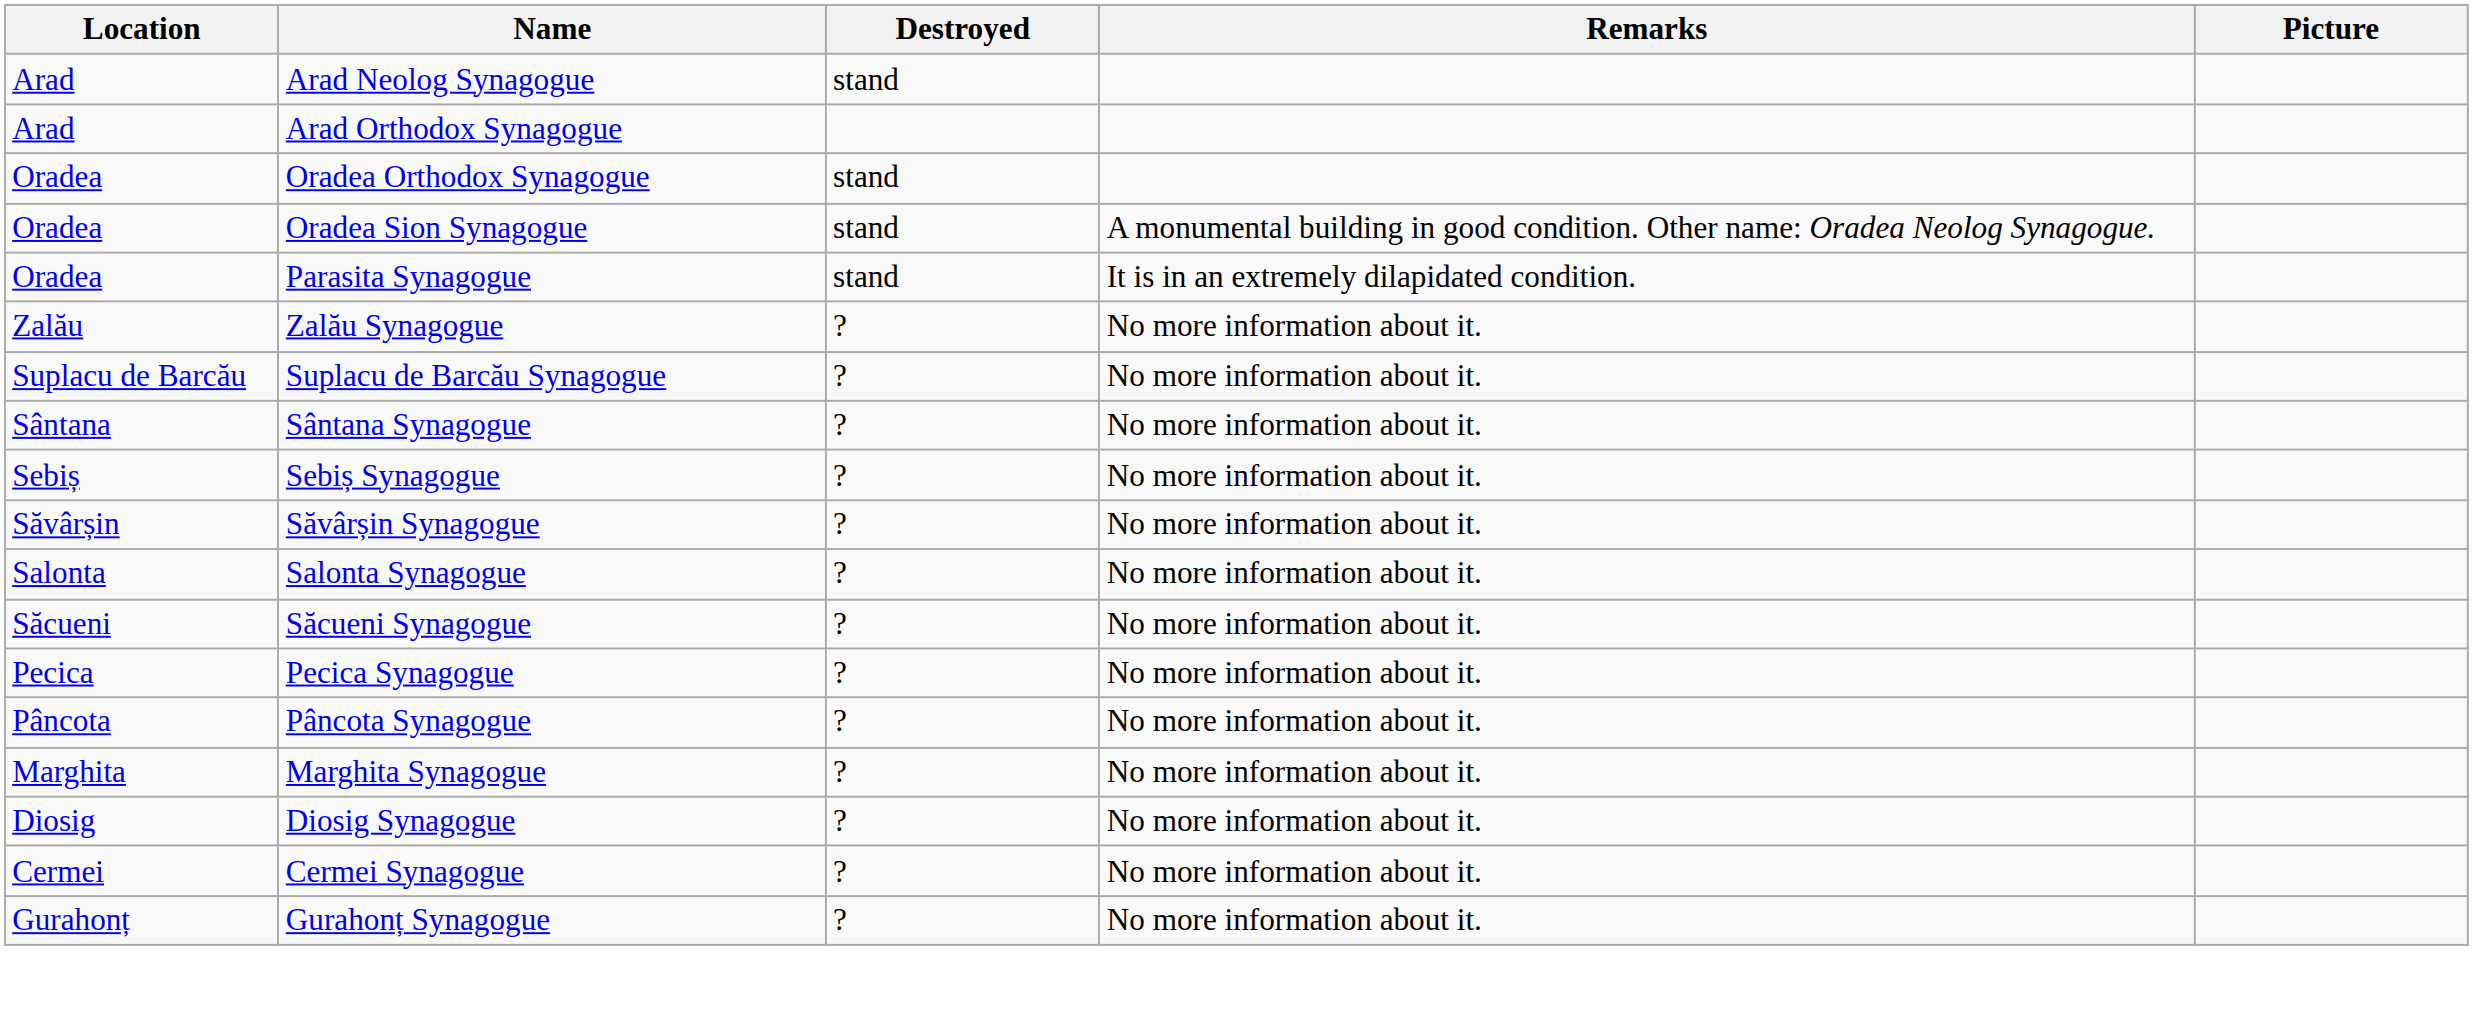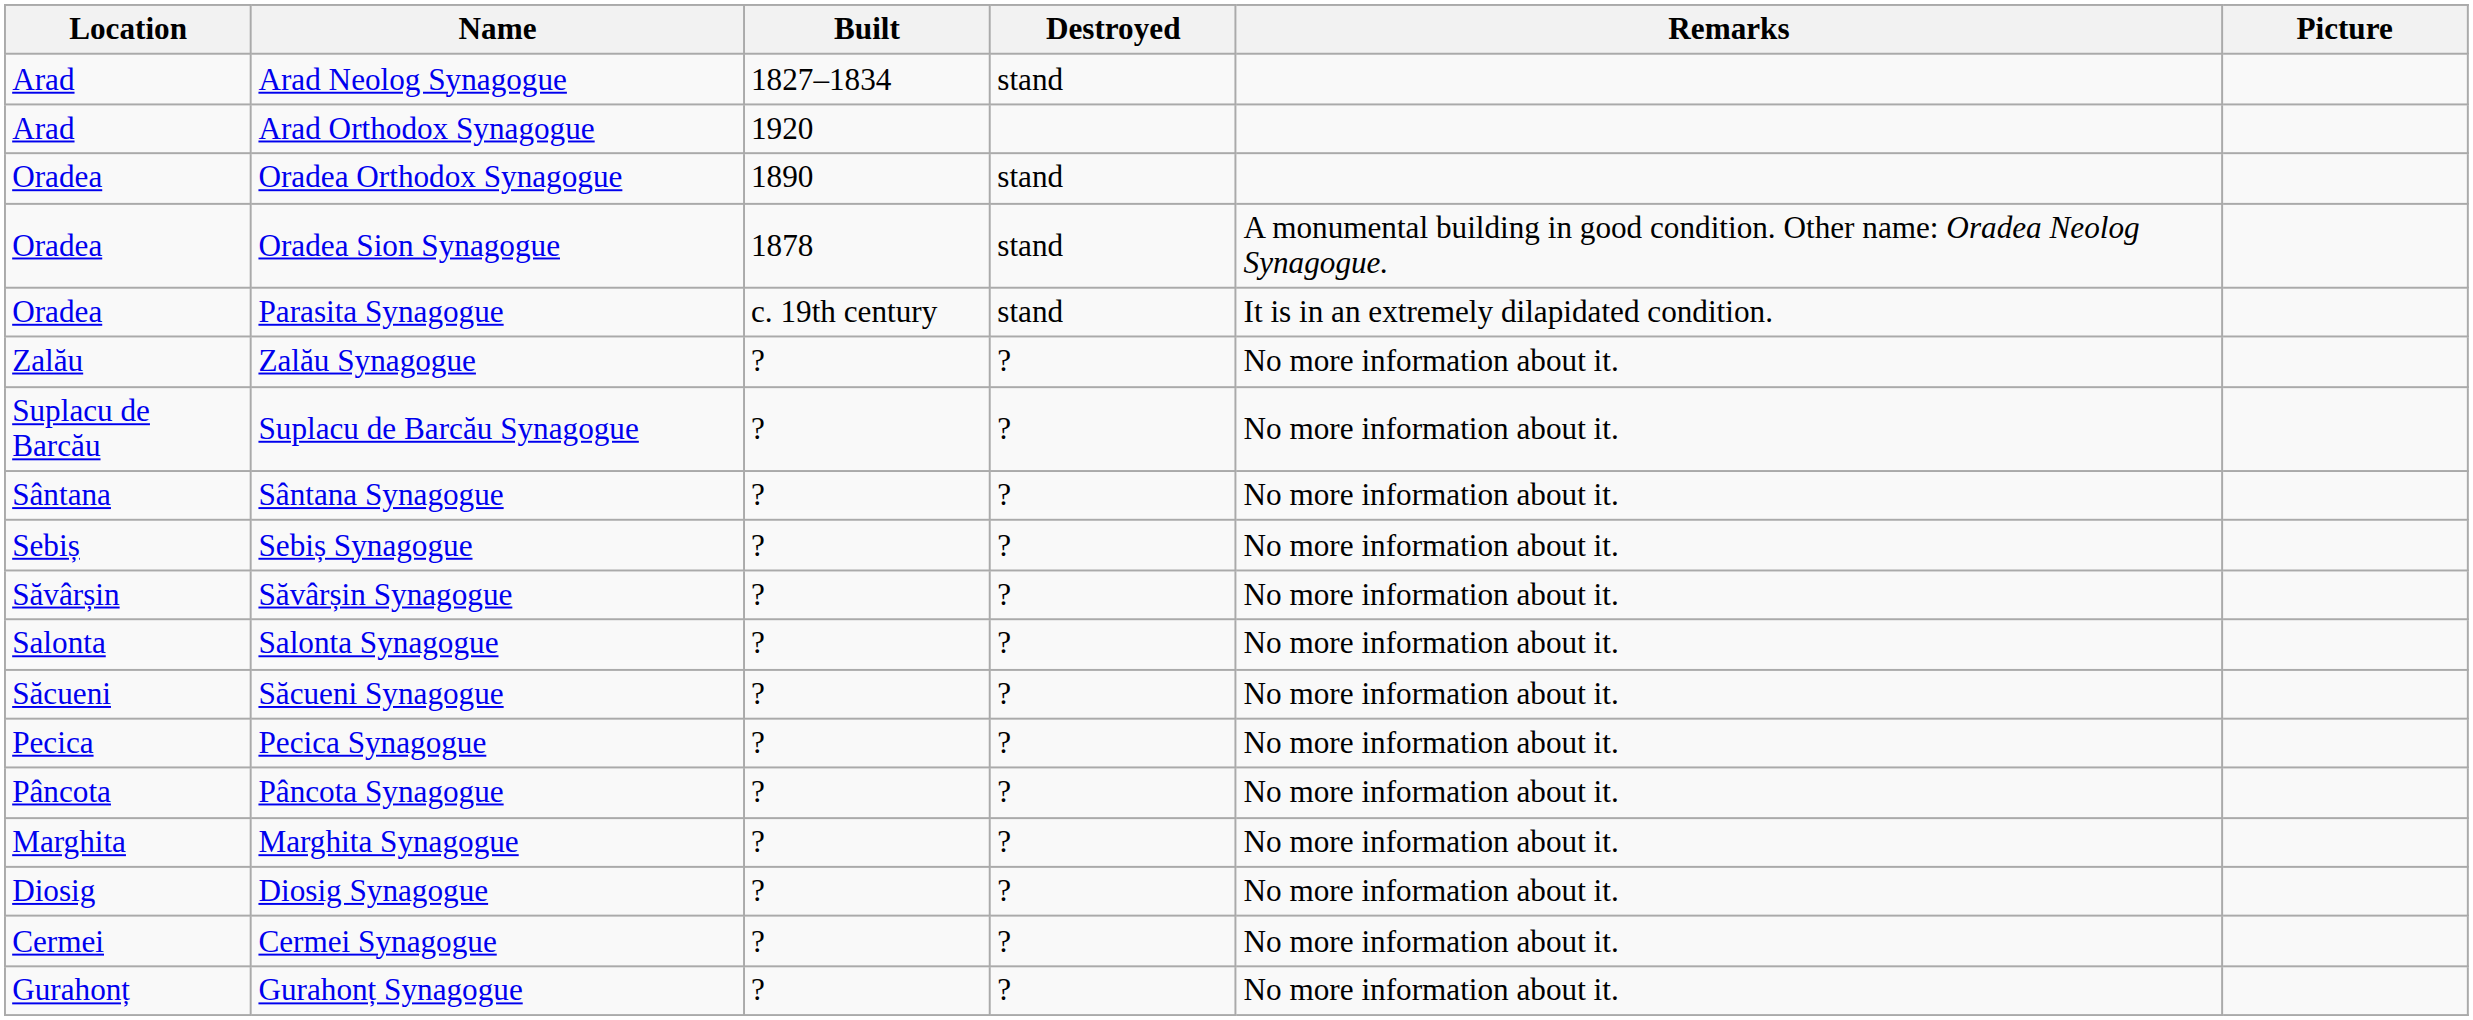+ column: (867, 29)
